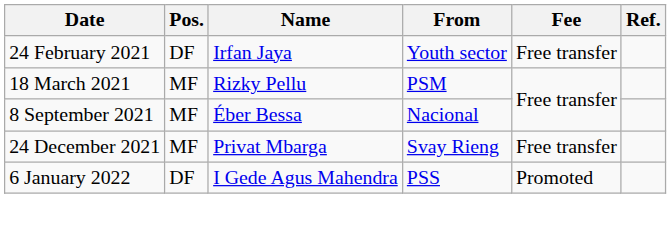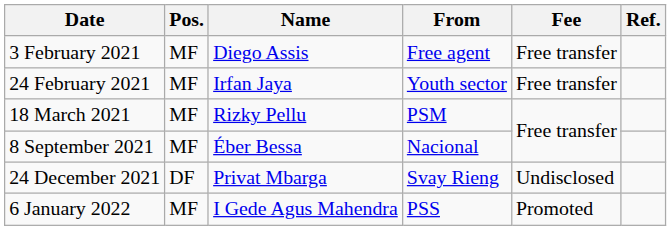+ row: (75, 51)
(182, 51) DF -> (184, 83) MF
(184, 146) MF -> (182, 177) DF
(566, 146) Free transfer -> (565, 177) Undisclosed
(182, 177) DF -> (184, 209) MF
